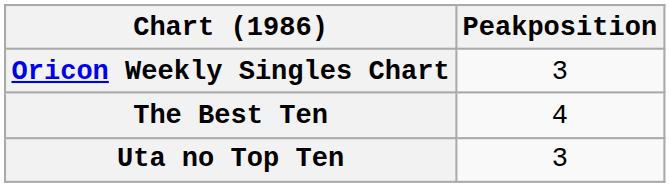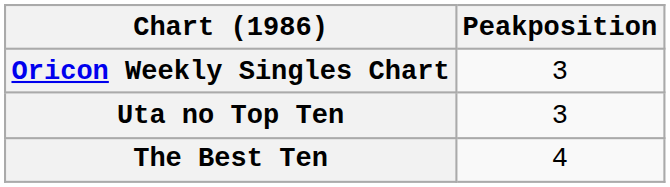rows swapped: (231, 115) <-> (231, 159)
